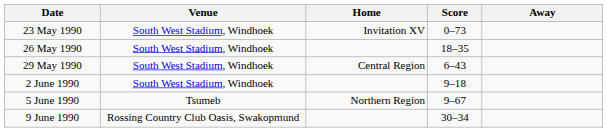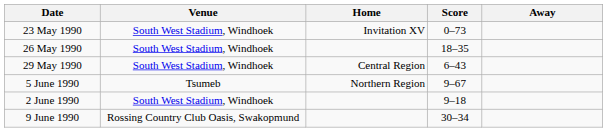rows swapped: (52, 83) <-> (52, 100)
